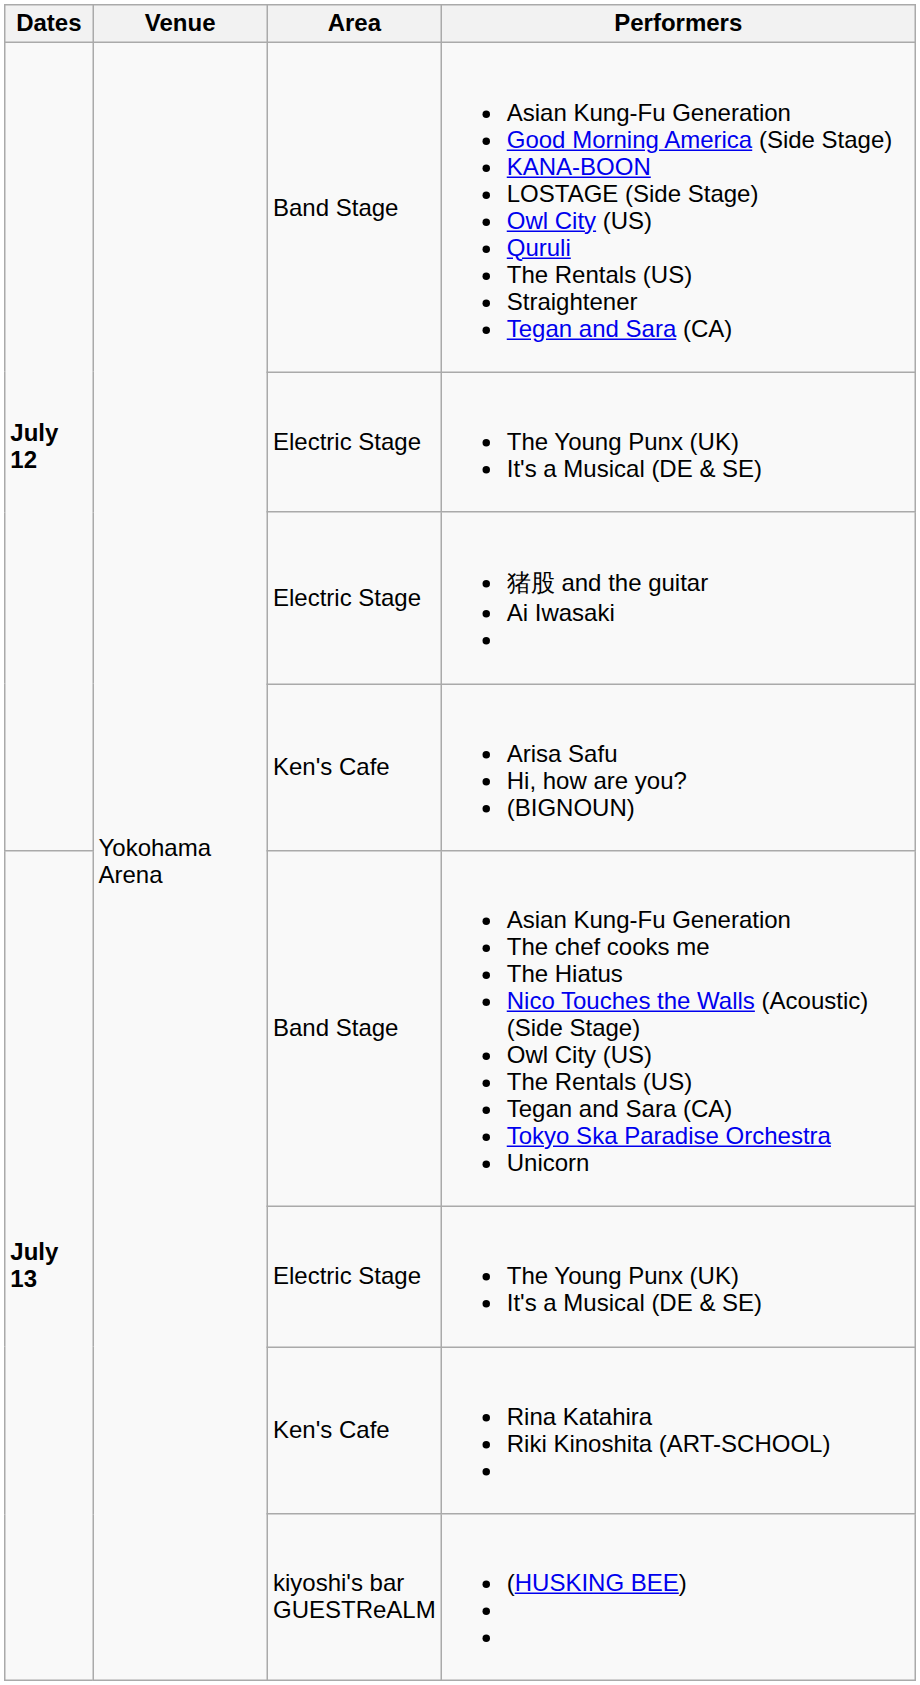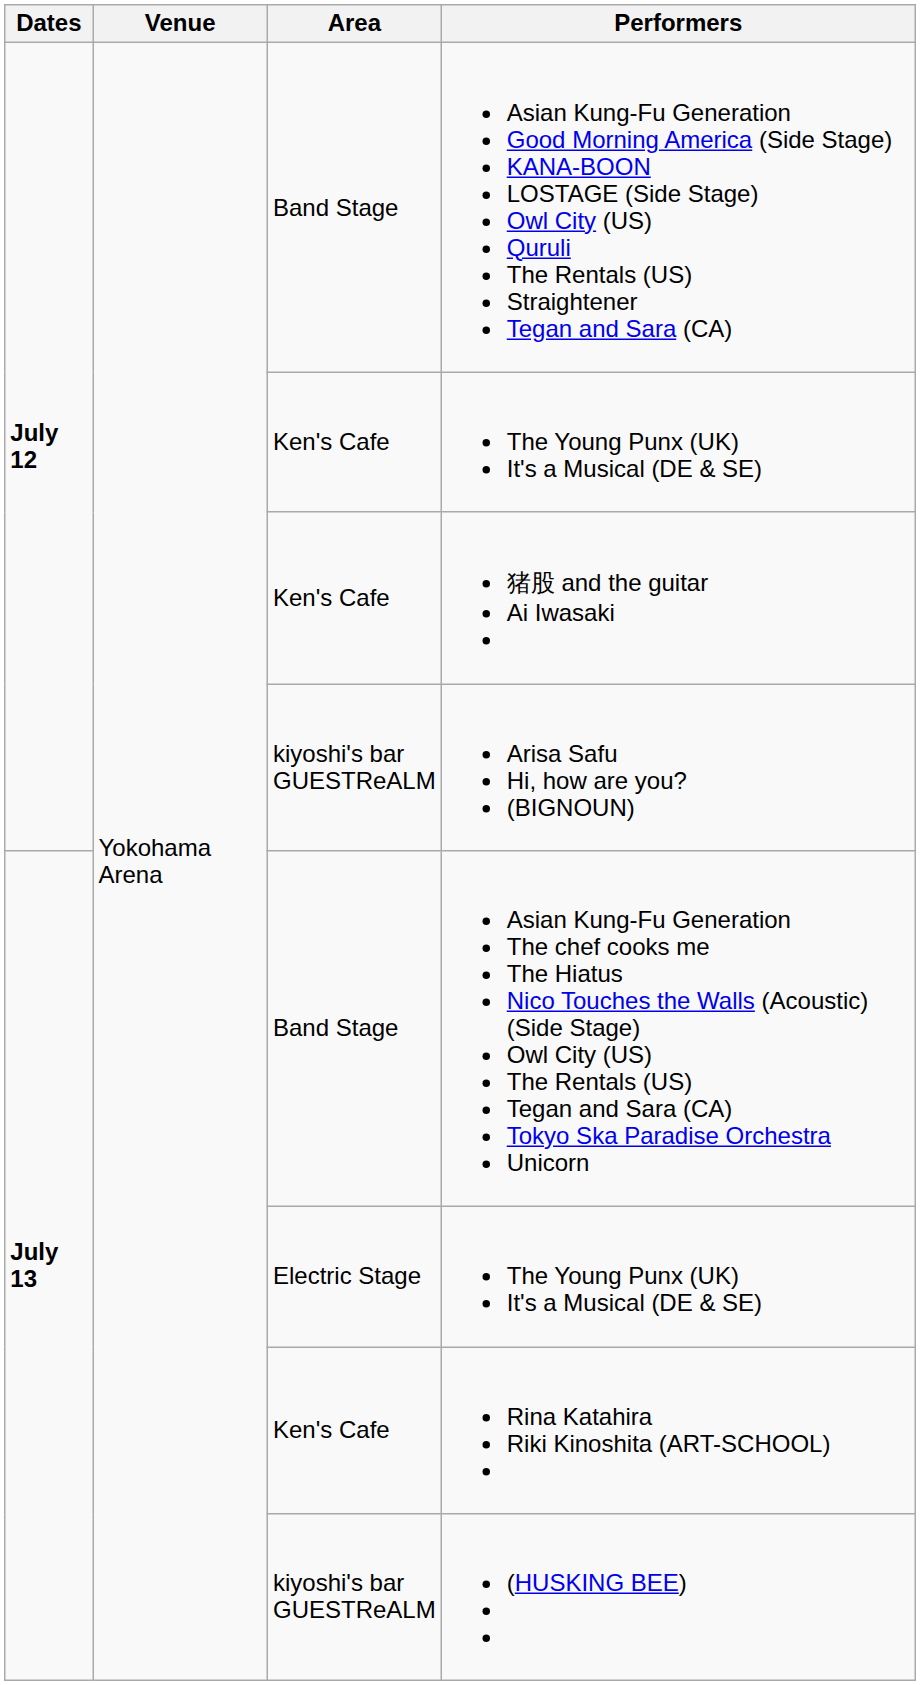(347, 441) Electric Stage -> (331, 441) Ken's Cafe
(347, 597) Electric Stage -> (331, 597) Ken's Cafe
(331, 766) Ken's Cafe -> (354, 766) kiyoshi's bar GUESTReALM
